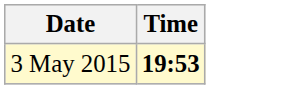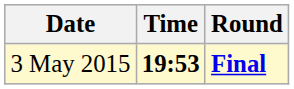+ column: (247, 24)
